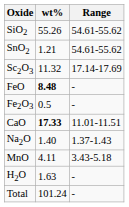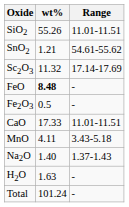(97, 30) 54.61-55.62 -> (96, 30) 11.01-11.51
(50, 122) bold -> (50, 122) normal
rows swapped: (18, 158) <-> (19, 140)
